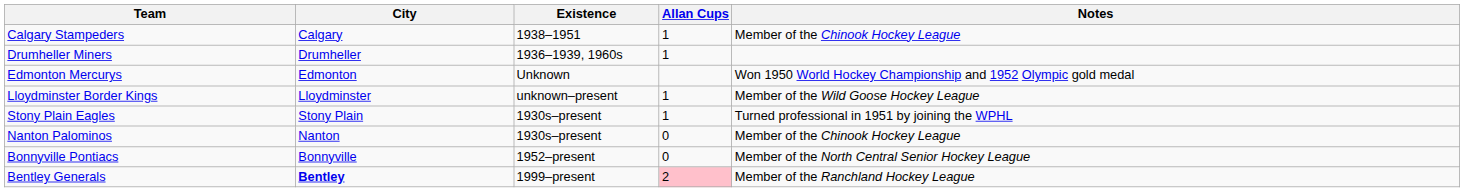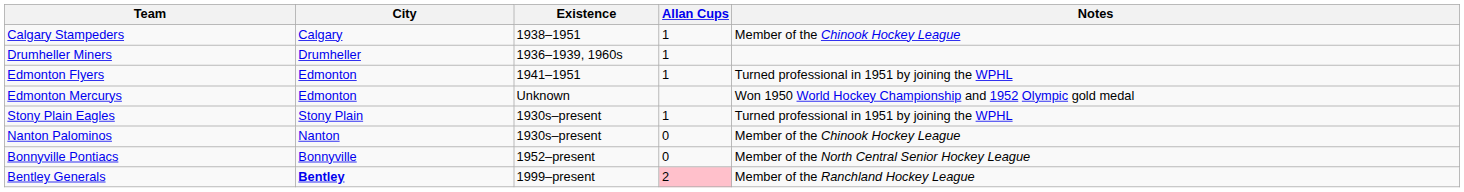+ row: (56, 75)
- row: (82, 95)
